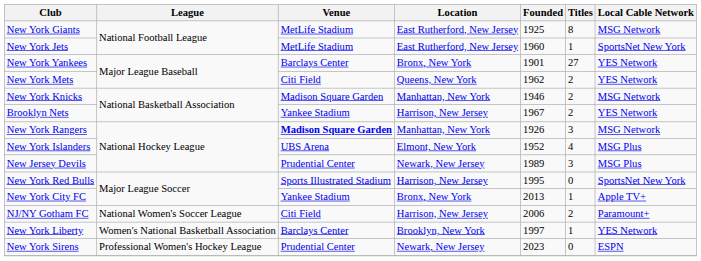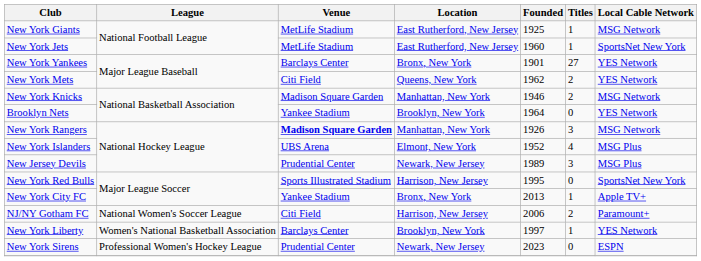(571, 29) 8 -> (571, 29) 1
(442, 113) Harrison, New Jersey -> (441, 113) Brooklyn, New York
(534, 113) 1967 -> (534, 113) 1964
(571, 113) 2 -> (571, 113) 0
